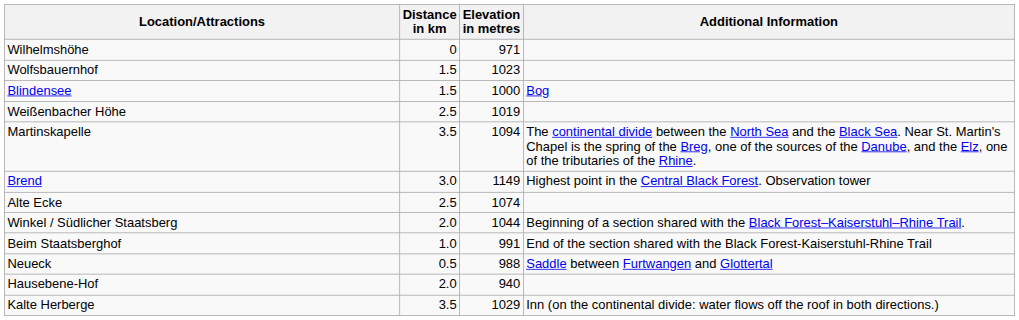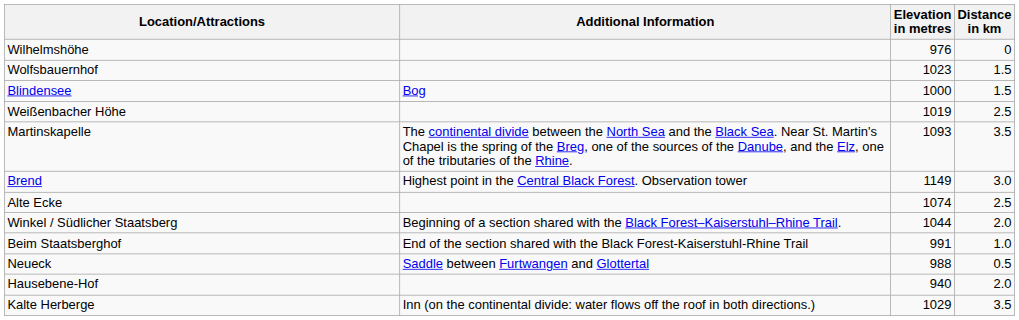columns swapped: (430, 22) <-> (769, 22)
(509, 49) 971 -> (941, 49) 976
(506, 132) 1094 -> (937, 132) 1093
